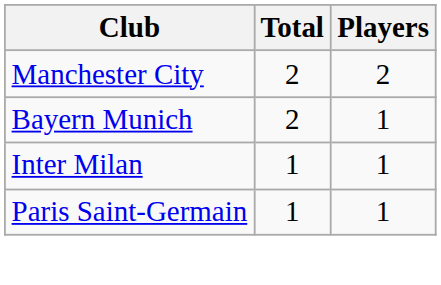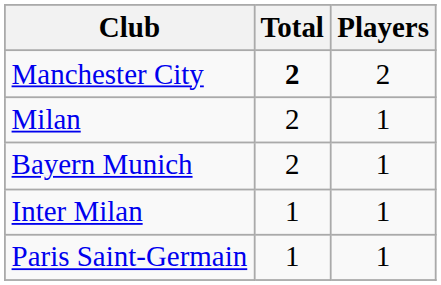(292, 73) normal -> (292, 73) bold
+ row: (46, 119)
